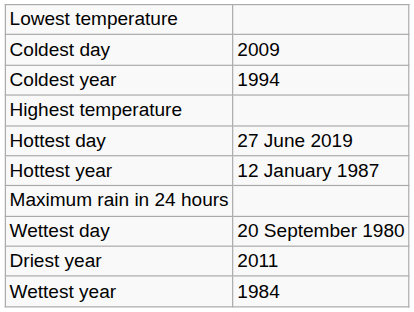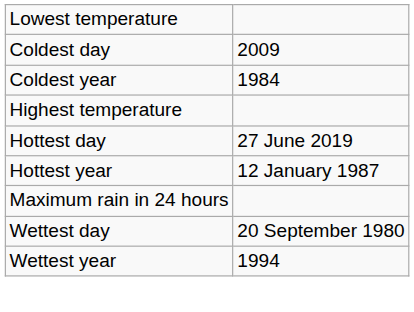(259, 79) 1994 -> (259, 79) 1984
- row: (56, 261)
(259, 291) 1984 -> (259, 261) 1994
